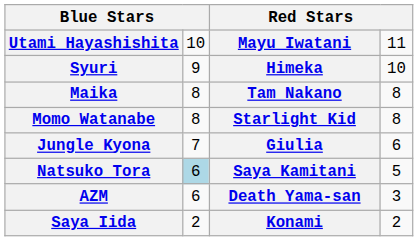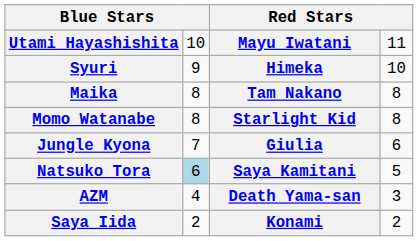(196, 197) 6 -> (196, 197) 4
